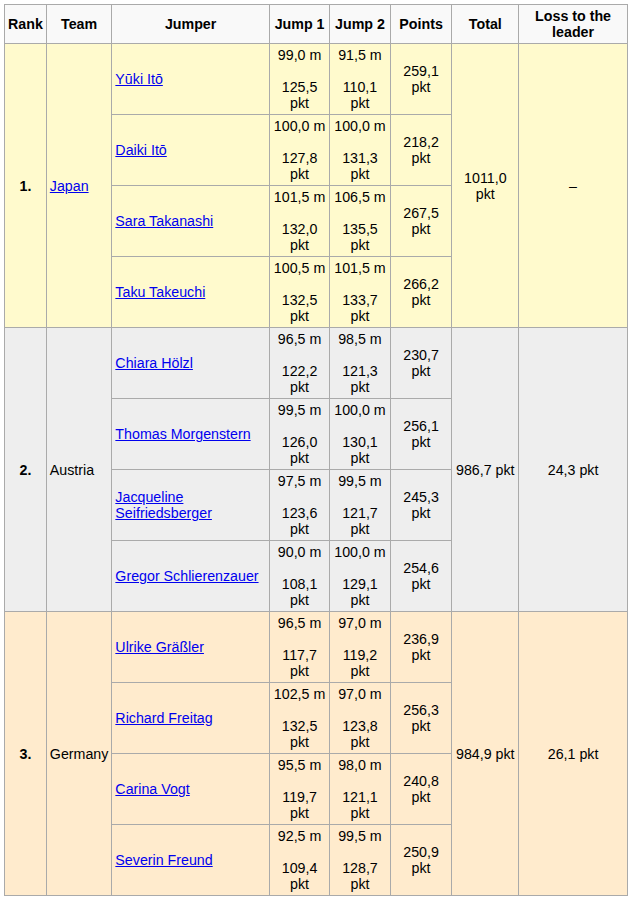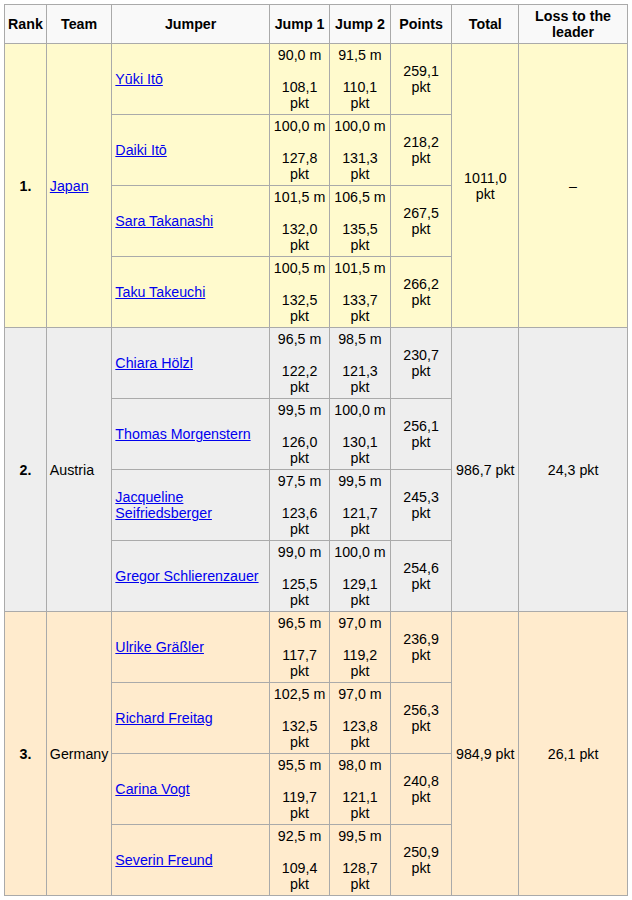(300, 79) 99,0 m 125,5 pkt -> (300, 79) 90,0 m 108,1 pkt
(300, 576) 90,0 m 108,1 pkt -> (300, 576) 99,0 m 125,5 pkt
